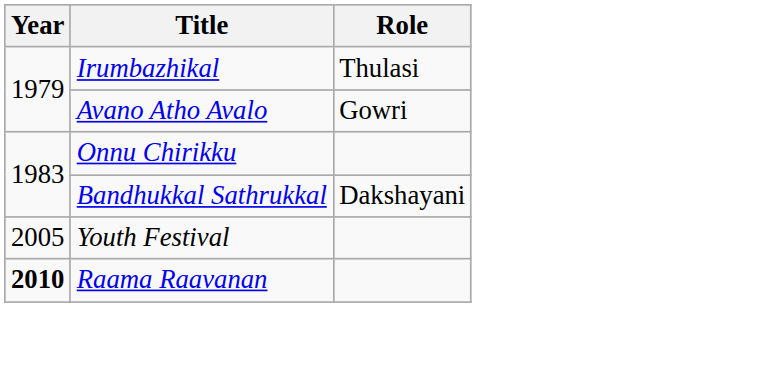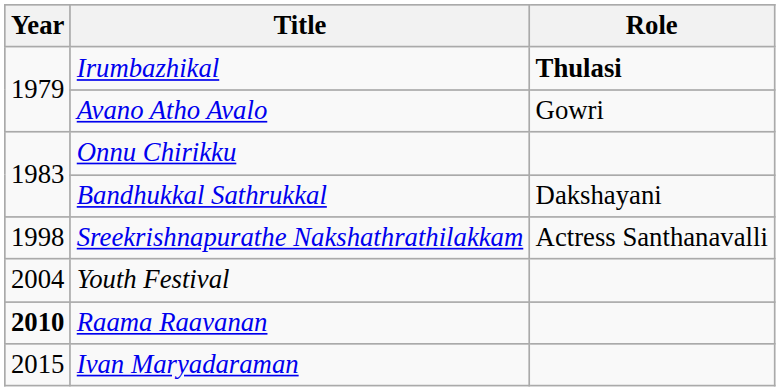(379, 68) normal -> (579, 68) bold
+ row: (300, 237)
(38, 237) 2005 -> (38, 279) 2004
+ row: (188, 364)
